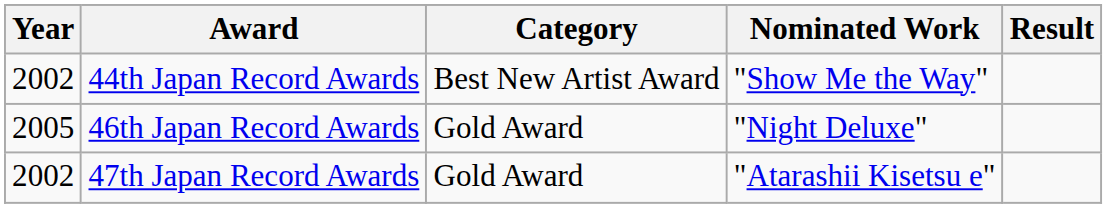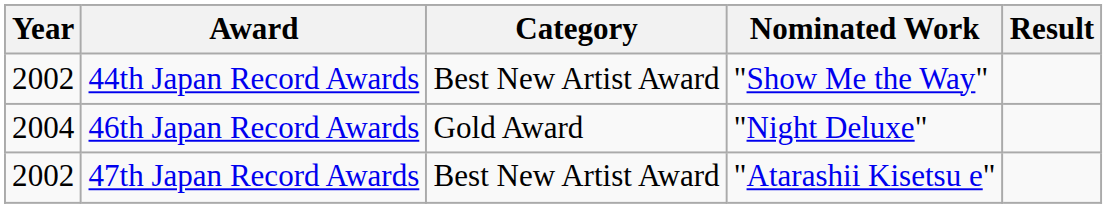(43, 127) 2005 -> (43, 127) 2004
(508, 176) Gold Award -> (577, 176) Best New Artist Award
